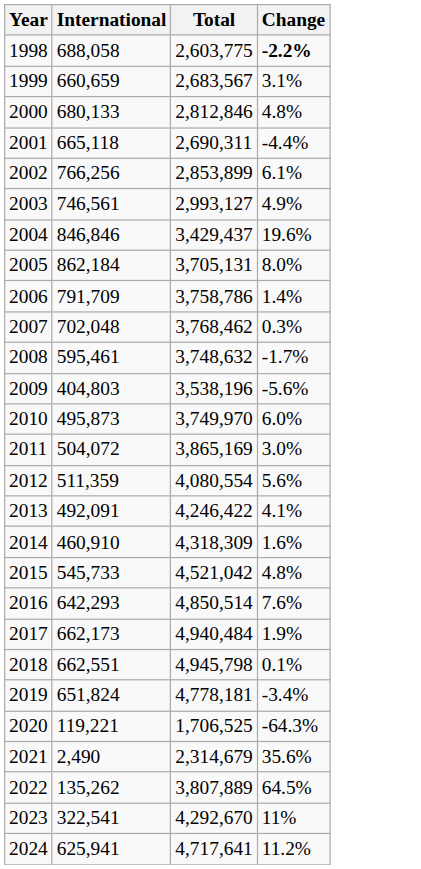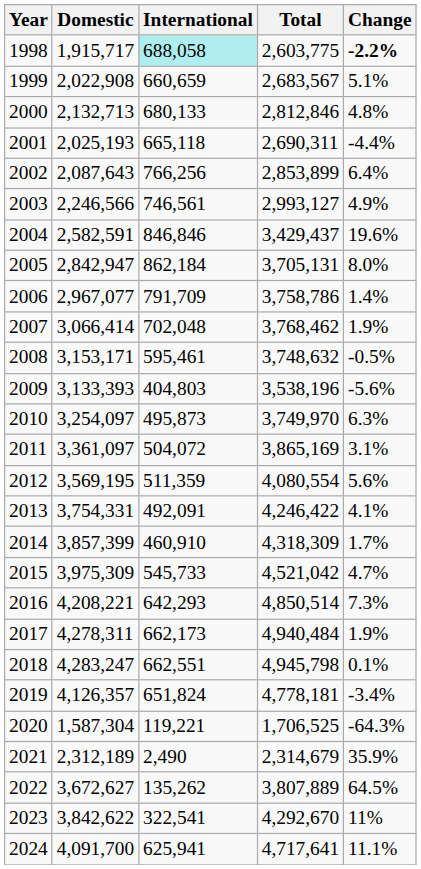+ column: (95, 19)
(88, 50) no background -> (175, 50) paleturquoise background
(282, 81) 3.1% -> (368, 81) 5.1%
(282, 173) 6.1% -> (368, 173) 6.4%
(282, 326) 0.3% -> (368, 326) 1.9%
(285, 357) -1.7% -> (371, 357) -0.5%
(282, 419) 6.0% -> (368, 419) 6.3%
(282, 449) 3.0% -> (368, 449) 3.1%
(282, 541) 1.6% -> (368, 541) 1.7%
(282, 572) 4.8% -> (368, 572) 4.7%
(282, 603) 7.6% -> (368, 603) 7.3%
(287, 756) 35.6% -> (373, 756) 35.9%
(286, 848) 11.2% -> (373, 848) 11.1%
